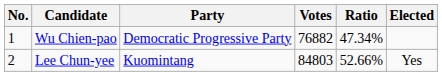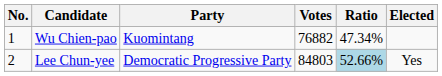(207, 37) Democratic Progressive Party -> (159, 37) Kuomintang
(159, 60) Kuomintang -> (207, 60) Democratic Progressive Party
(361, 60) no background -> (361, 60) lightblue background
